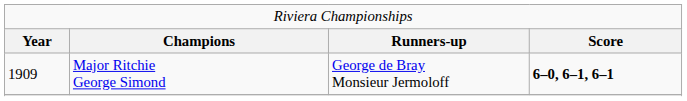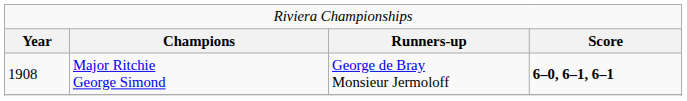(23, 74) 1909 -> (23, 74) 1908
